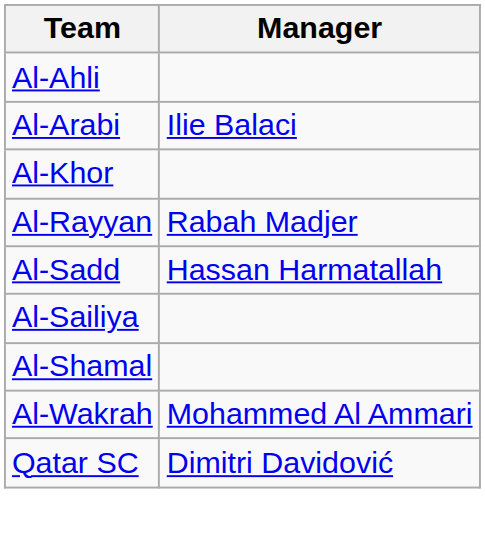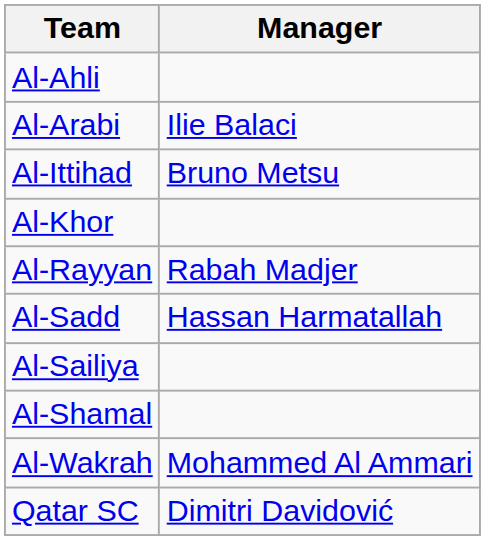+ row: (72, 173)
